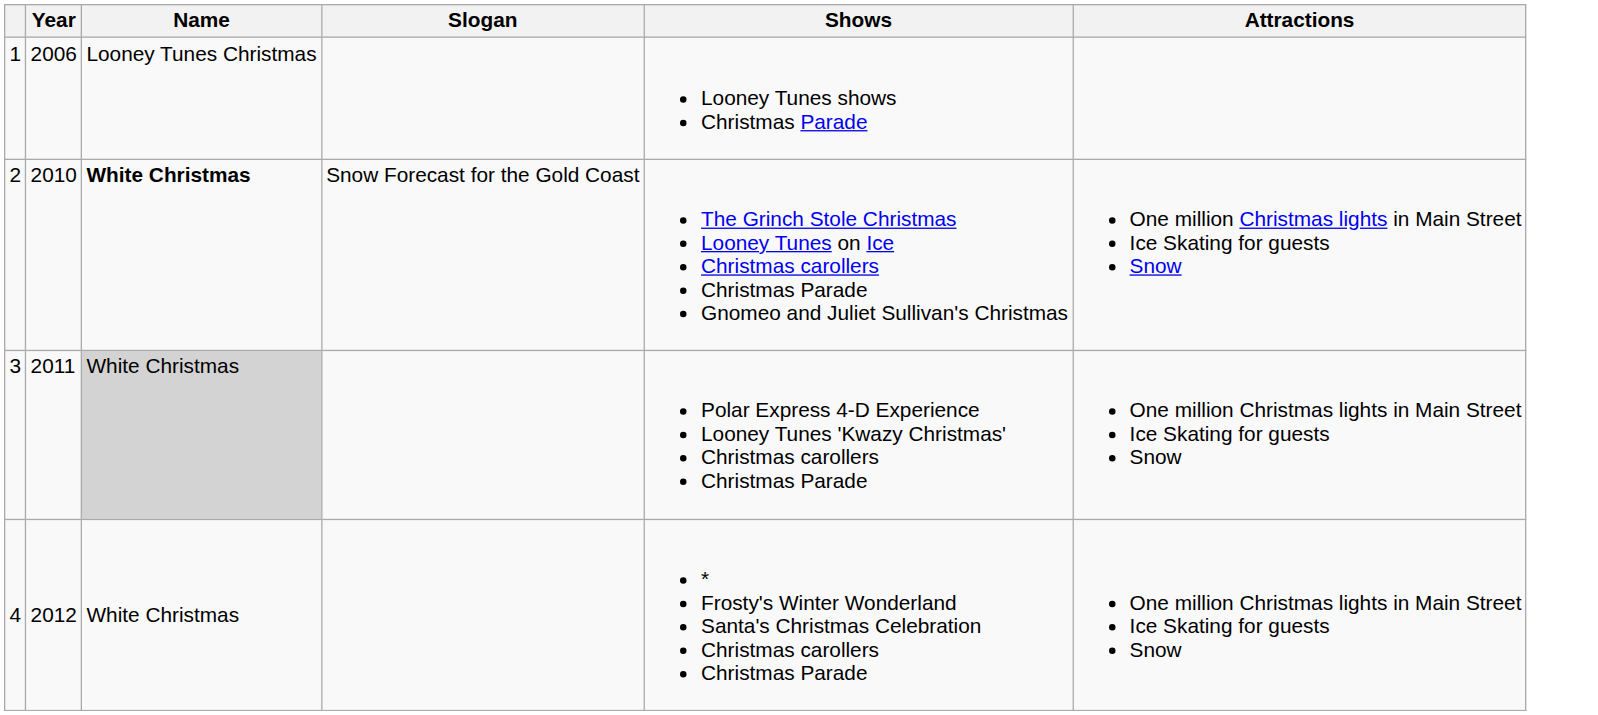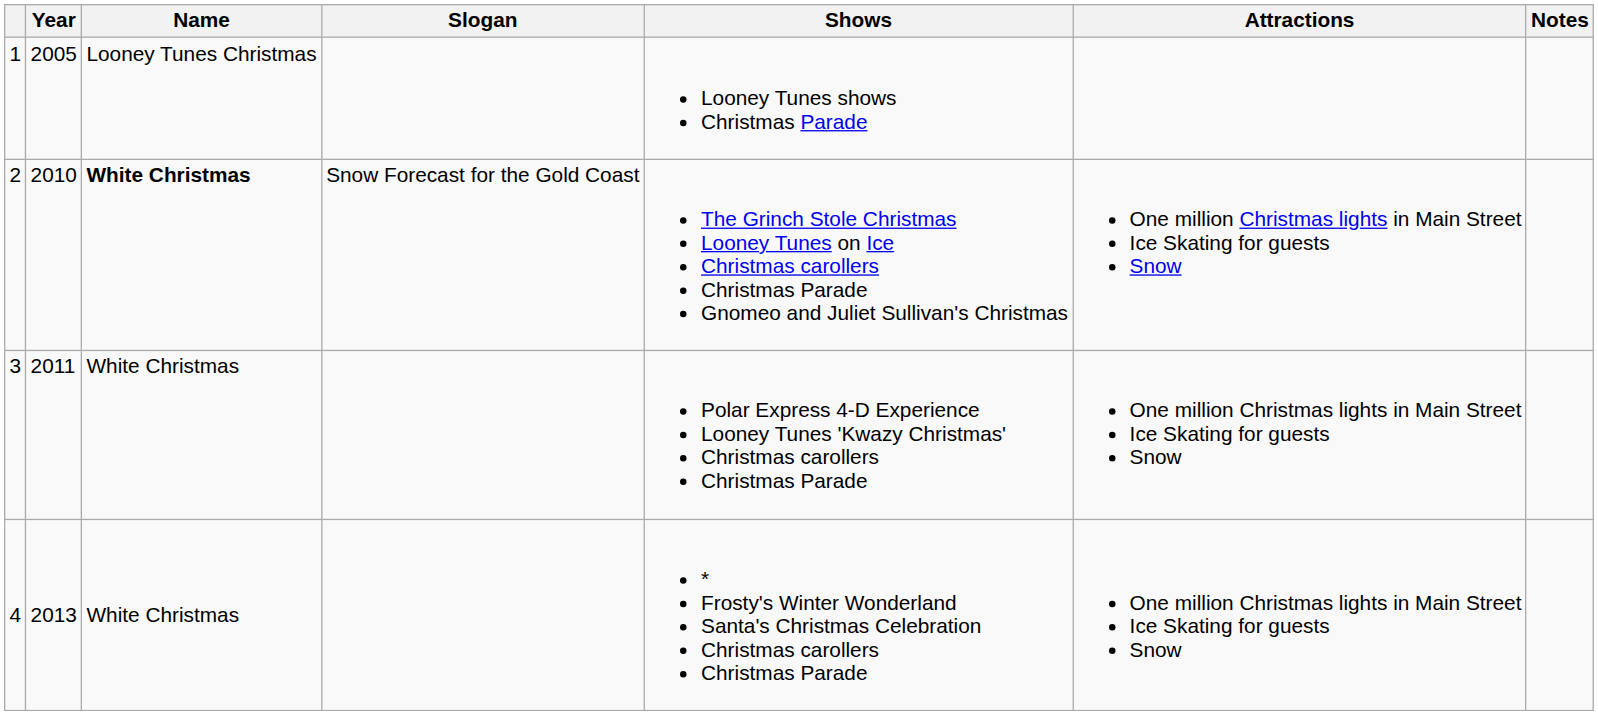+ column: (1560, 20)
(54, 53) 2006 -> (54, 53) 2005
(163, 366) lightgrey background -> (163, 366) no background
(54, 614) 2012 -> (54, 614) 2013
